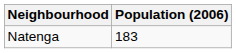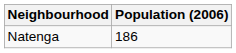(126, 36) 183 -> (126, 36) 186
